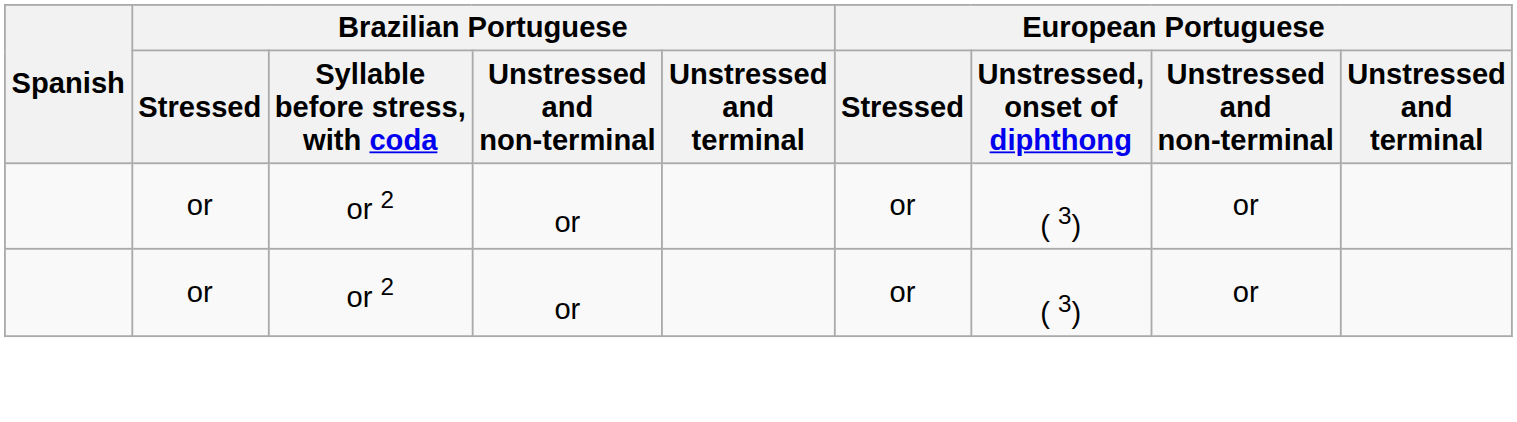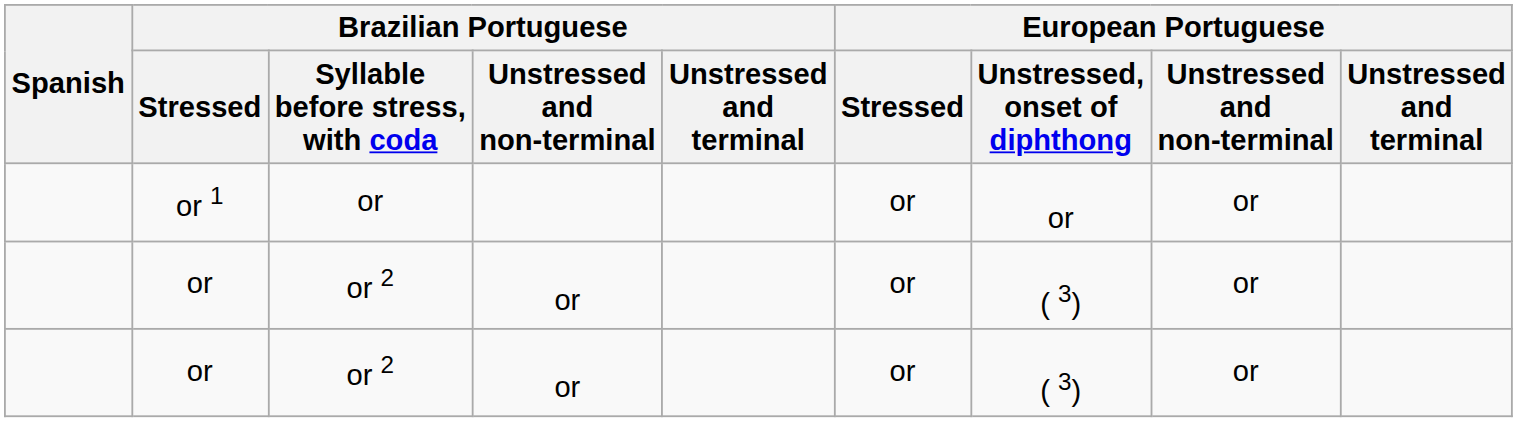+ row: (200, 201)
